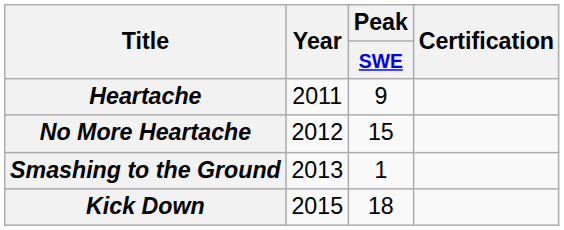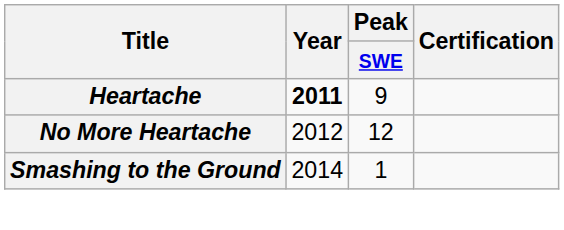(317, 96) normal -> (317, 96) bold
(381, 133) 15 -> (381, 133) 12
(317, 170) 2013 -> (317, 170) 2014
- row: (145, 206)
